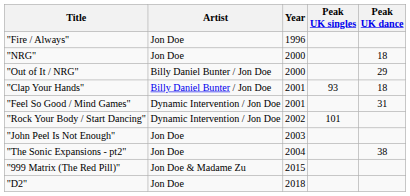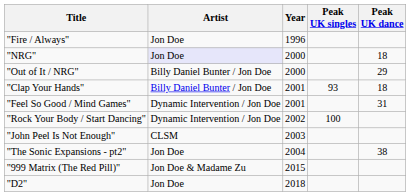(167, 55) no background -> (167, 55) lavender background
(333, 119) 101 -> (333, 119) 100
(167, 135) Jon Doe -> (164, 135) CLSM
